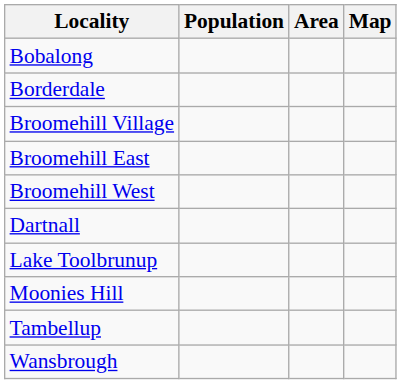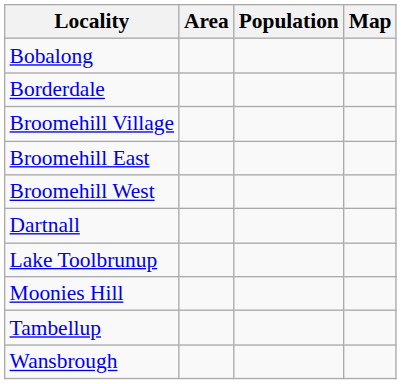columns swapped: (234, 21) <-> (316, 21)
